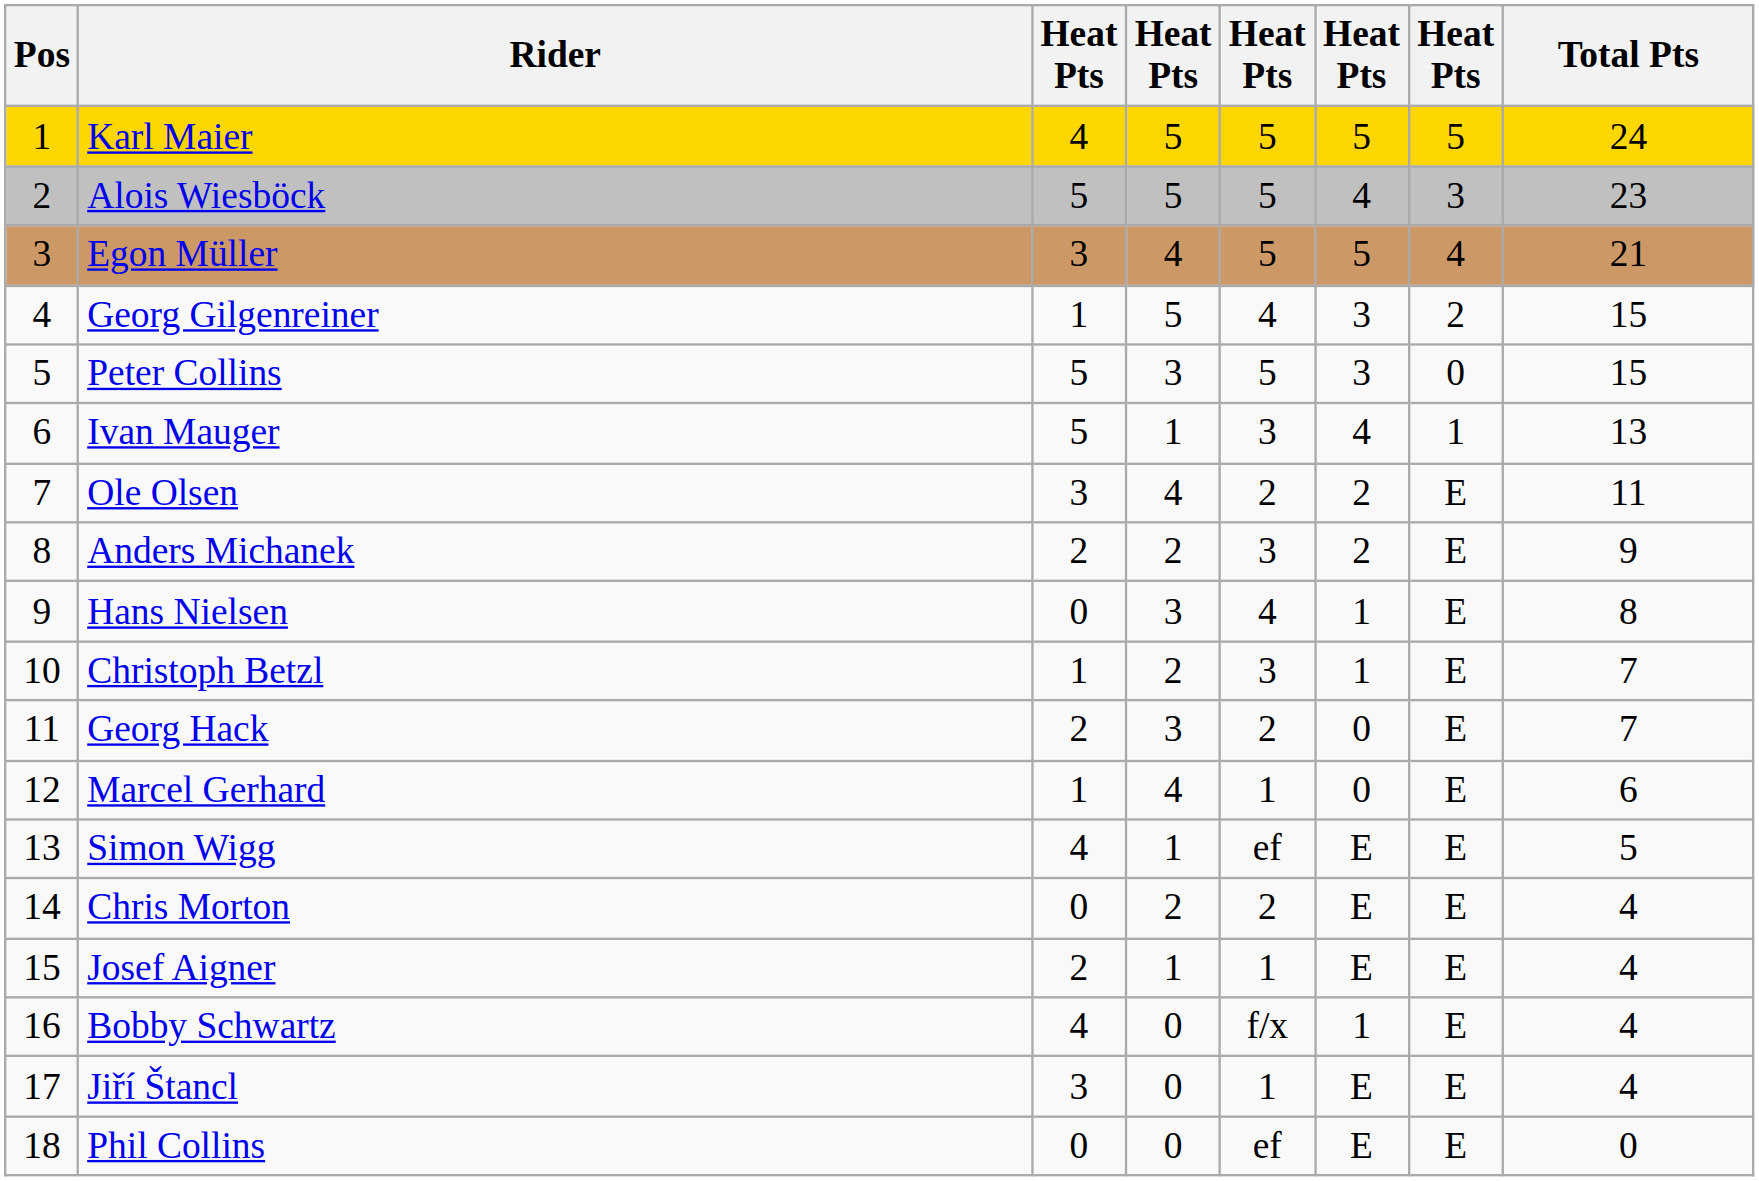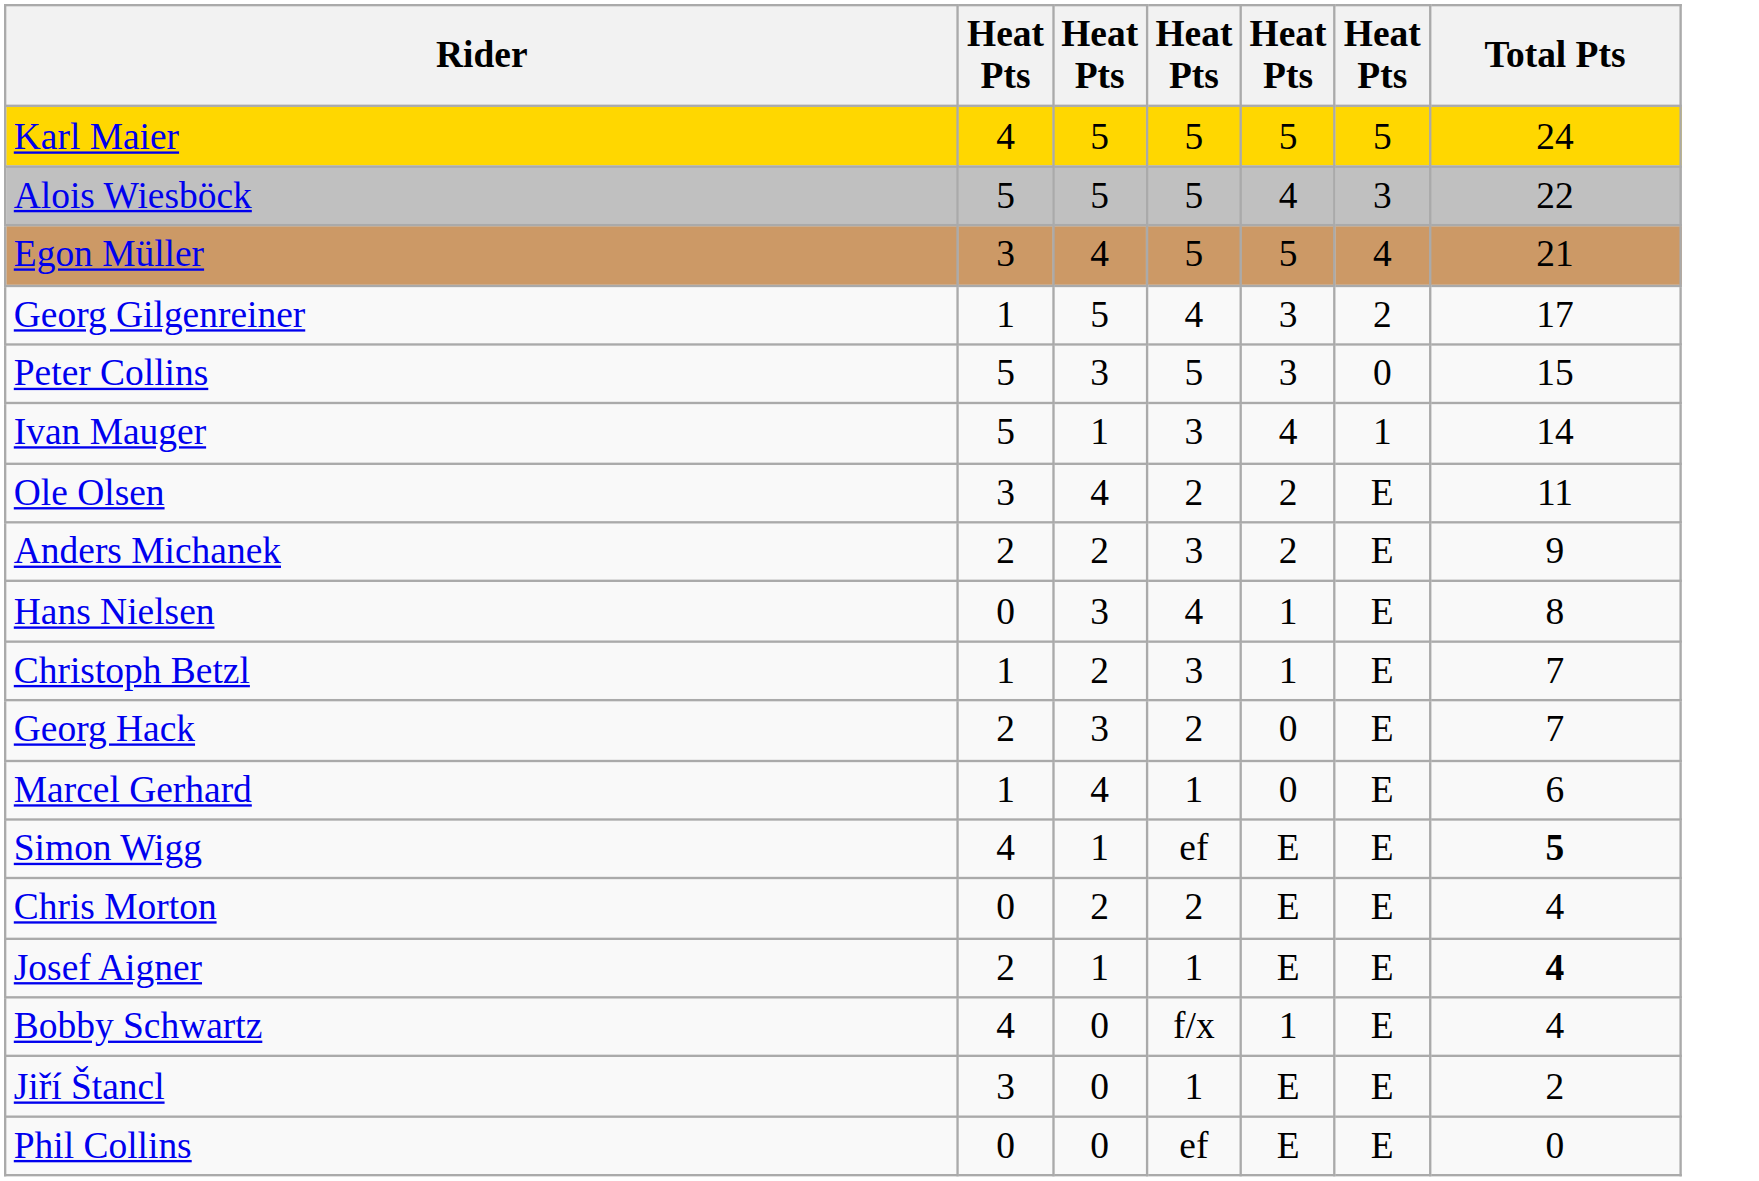- column: (42, 55)
(1628, 195) 23 -> (1555, 195) 22
(1628, 313) 15 -> (1555, 313) 17
(1628, 432) 13 -> (1555, 432) 14
(1628, 848) normal -> (1555, 848) bold
(1628, 966) normal -> (1555, 966) bold
(1628, 1085) 4 -> (1555, 1085) 2
